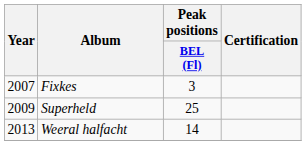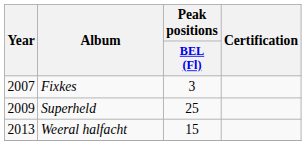(192, 129) 14 -> (192, 129) 15
